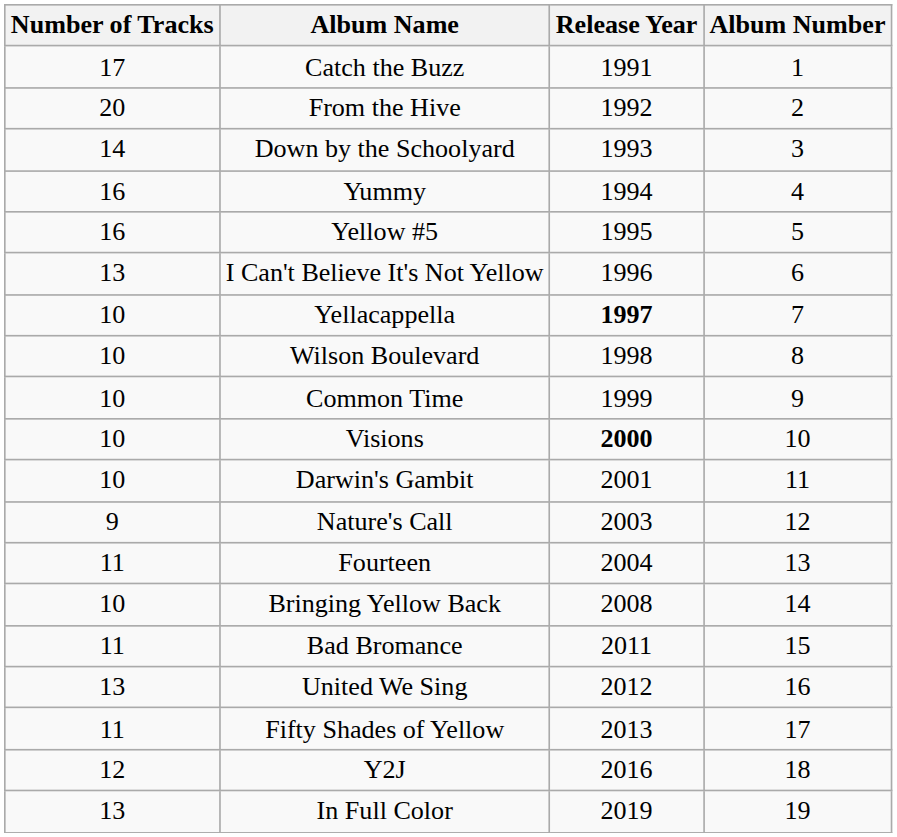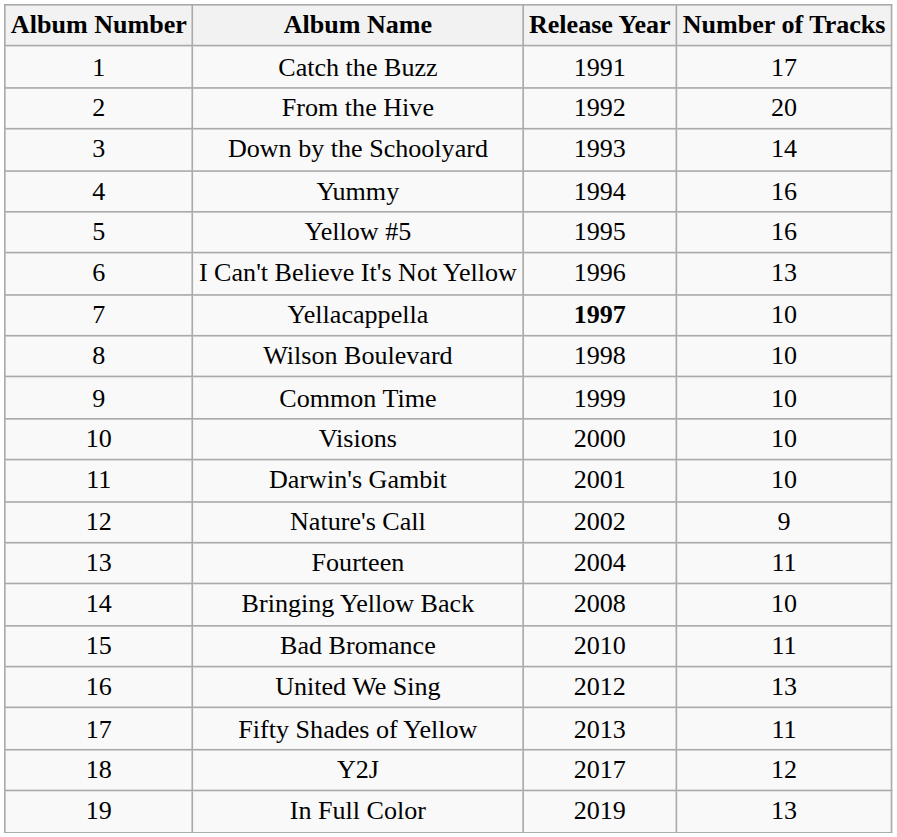columns swapped: (797, 25) <-> (112, 25)
(627, 438) bold -> (600, 438) normal
(627, 521) 2003 -> (600, 521) 2002
(627, 645) 2011 -> (600, 645) 2010
(627, 769) 2016 -> (600, 769) 2017
